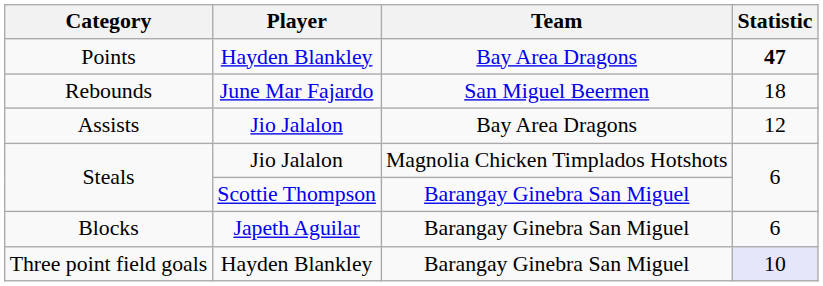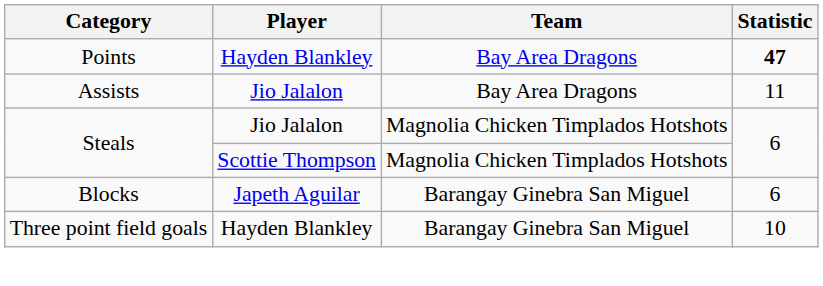- row: (108, 90)
(775, 125) 12 -> (775, 90) 11
(557, 194) Barangay Ginebra San Miguel -> (557, 159) Magnolia Chicken Timplados Hotshots
(775, 263) lavender background -> (775, 228) no background
